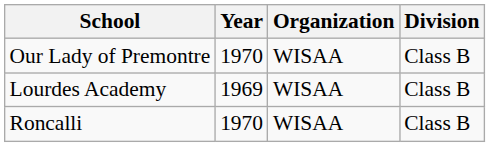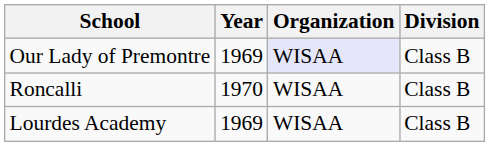(242, 55) 1970 -> (242, 55) 1969
(308, 55) no background -> (308, 55) lavender background
rows swapped: (88, 89) <-> (46, 123)
